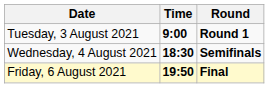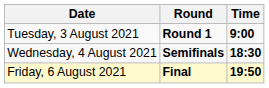columns swapped: (178, 14) <-> (230, 14)
